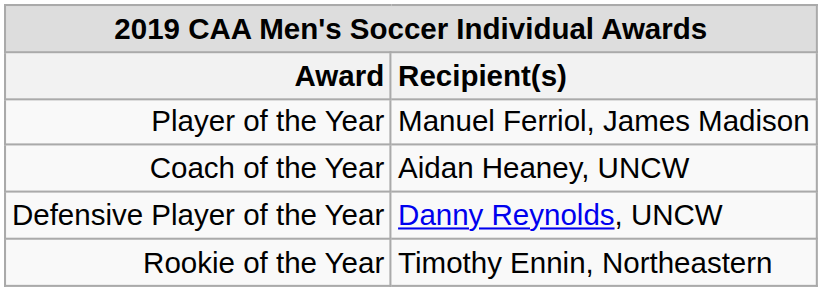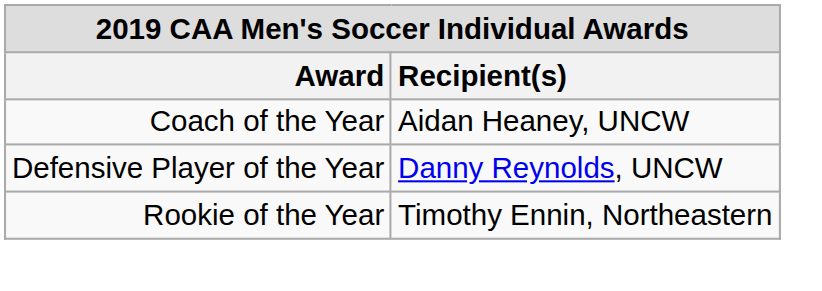- row: (268, 122)
